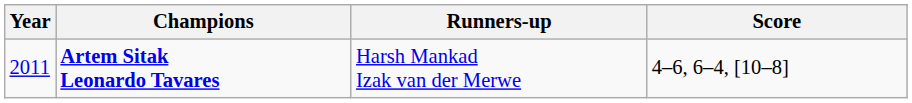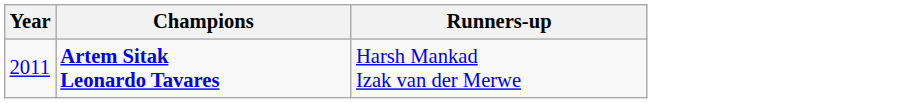- column: (777, 21)
